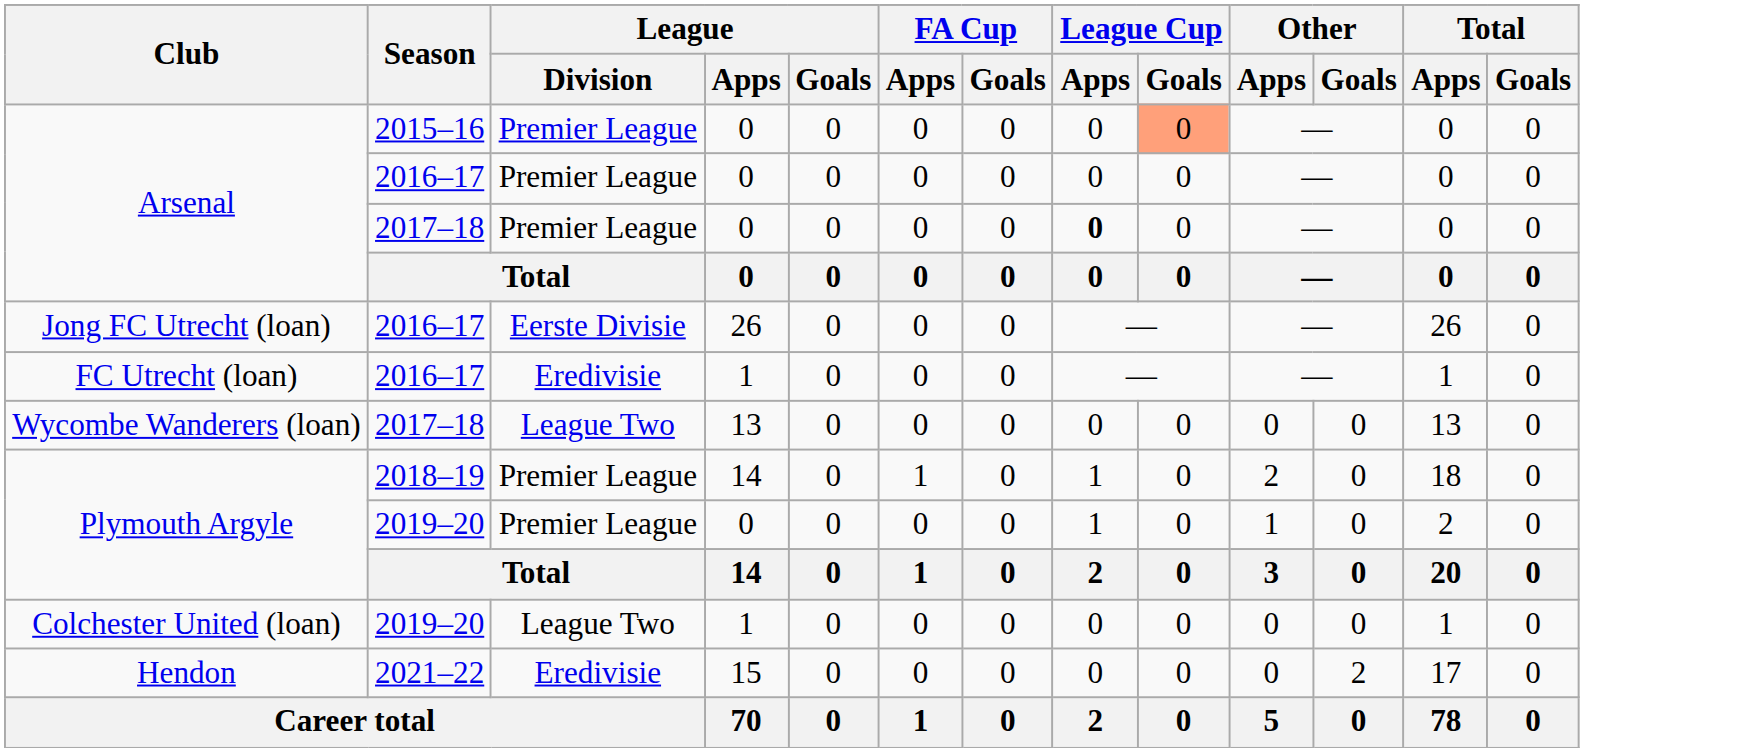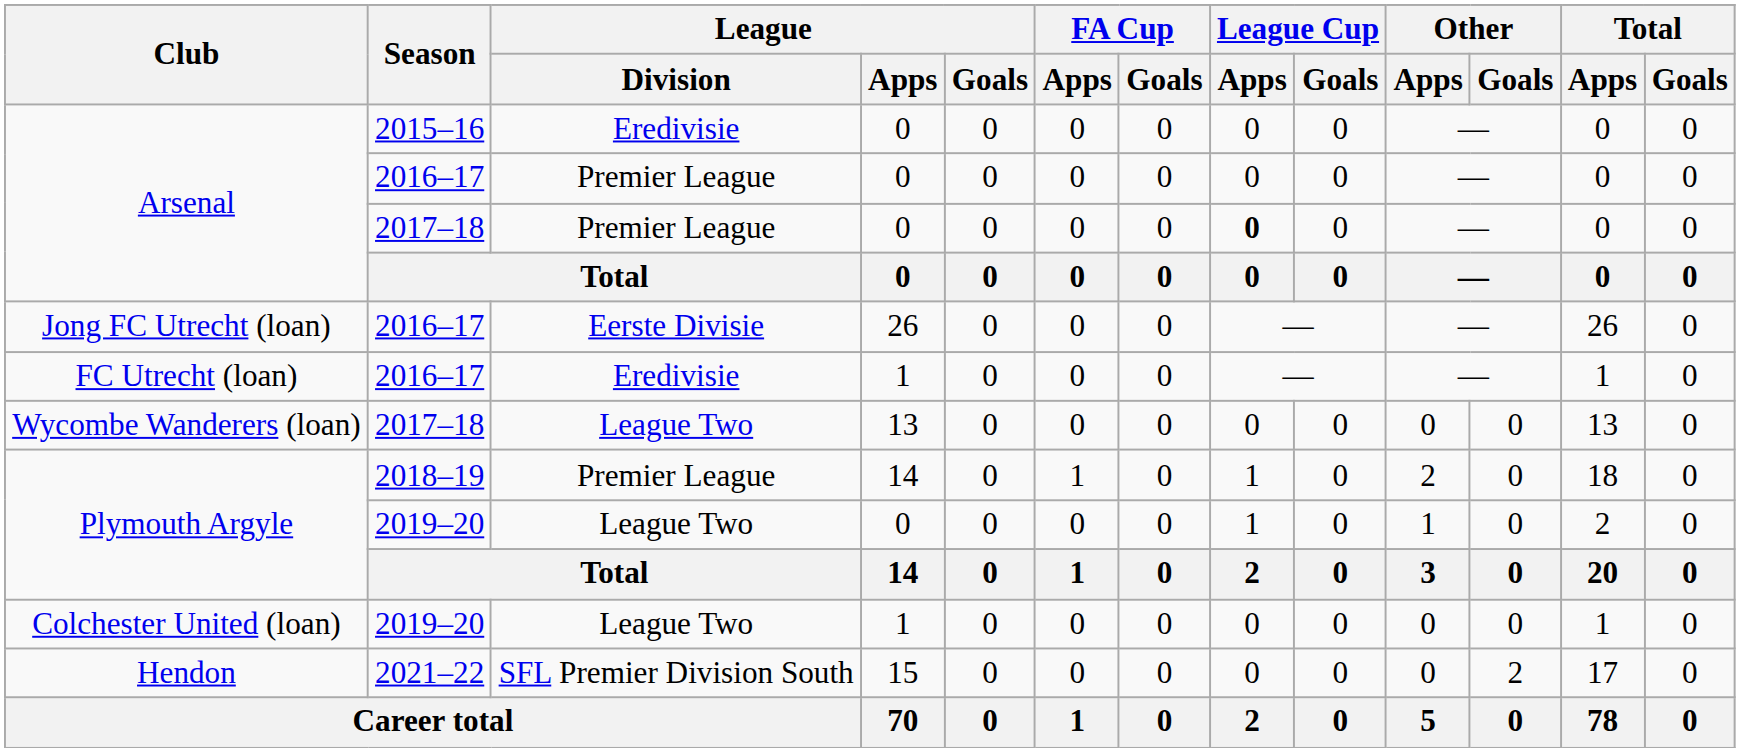(598, 128) Premier League -> (676, 128) Eredivisie
(1184, 128) lightsalmon background -> (1340, 128) no background
(598, 524) Premier League -> (676, 524) League Two
(598, 672) Eredivisie -> (676, 672) SFL Premier Division South
